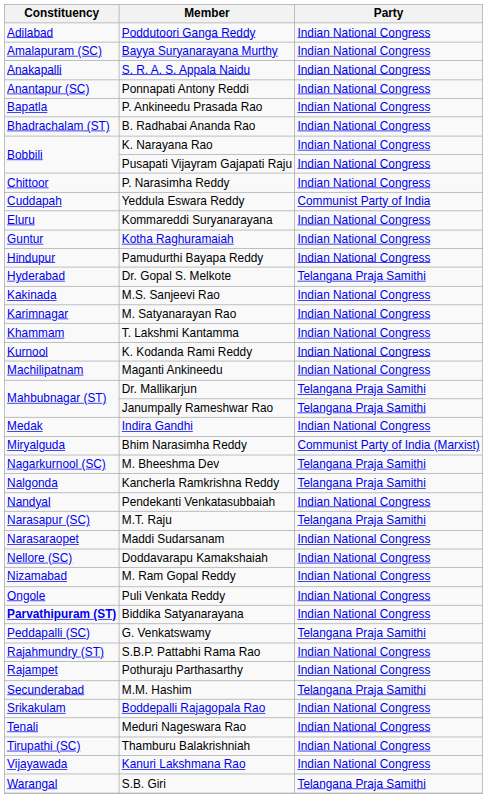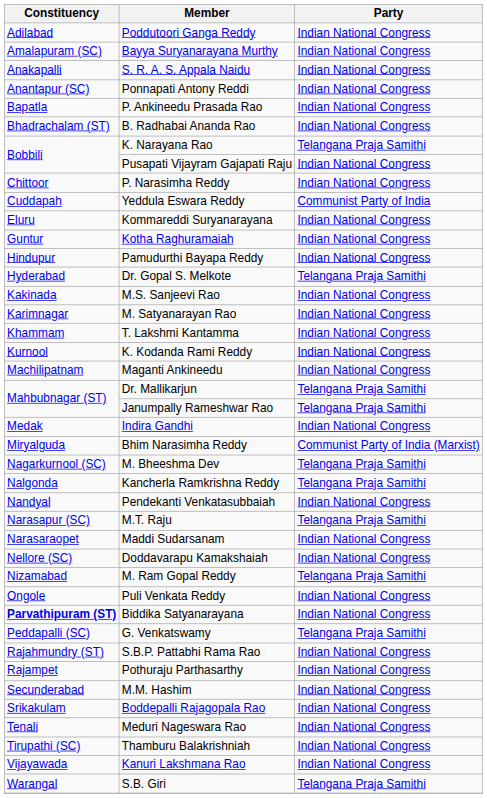(364, 145) Indian National Congress -> (362, 145) Telangana Praja Samithi
(364, 577) Indian National Congress -> (362, 577) Telangana Praja Samithi
(362, 689) Telangana Praja Samithi -> (364, 689) Indian National Congress
